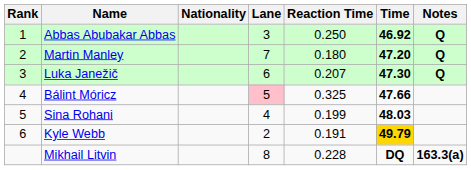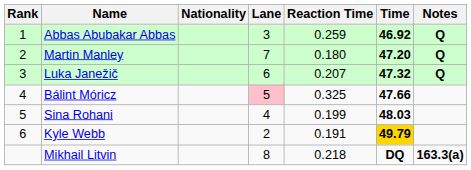(330, 34) 0.250 -> (330, 34) 0.259
(395, 74) 47.30 -> (395, 74) 47.32
(330, 154) 0.228 -> (330, 154) 0.218
